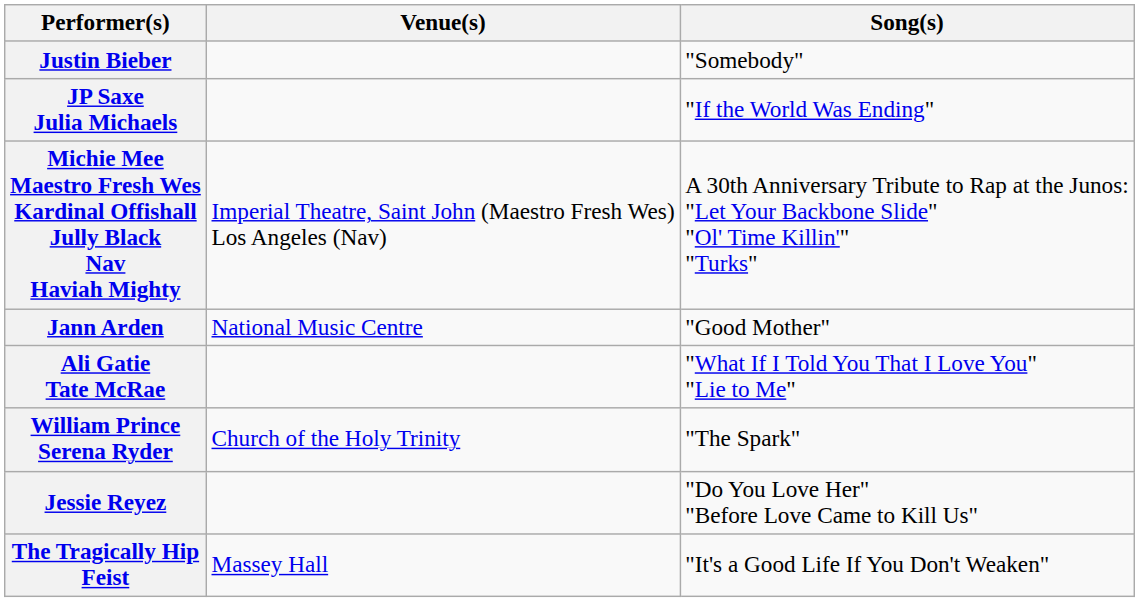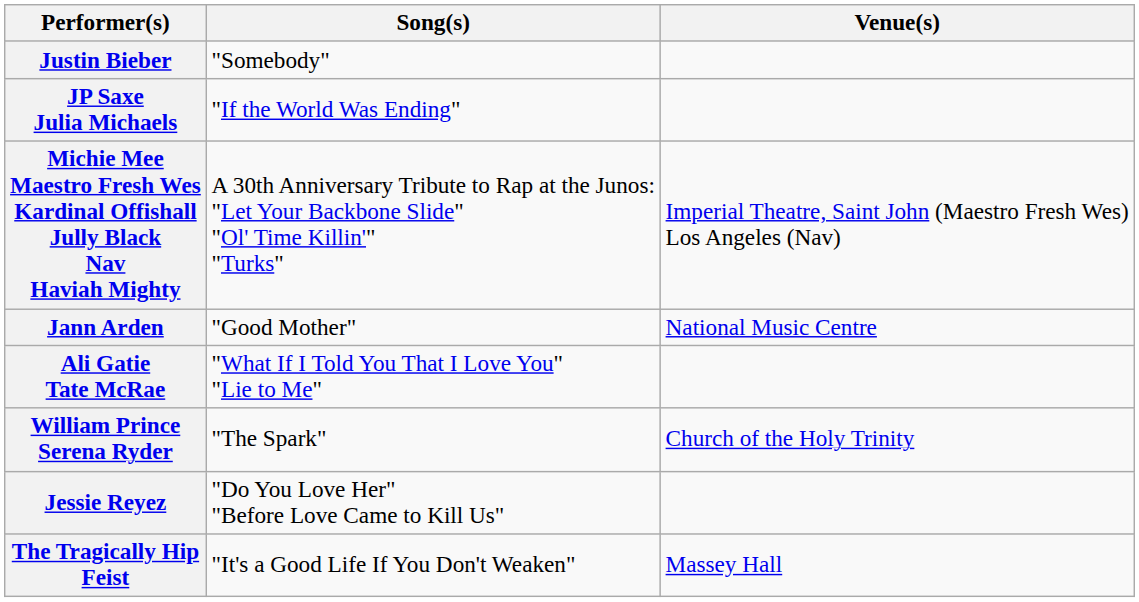columns swapped: (907, 22) <-> (443, 22)
